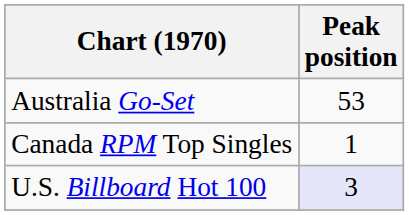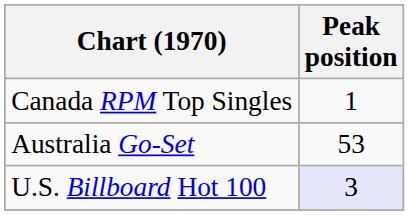rows swapped: (103, 100) <-> (152, 143)
